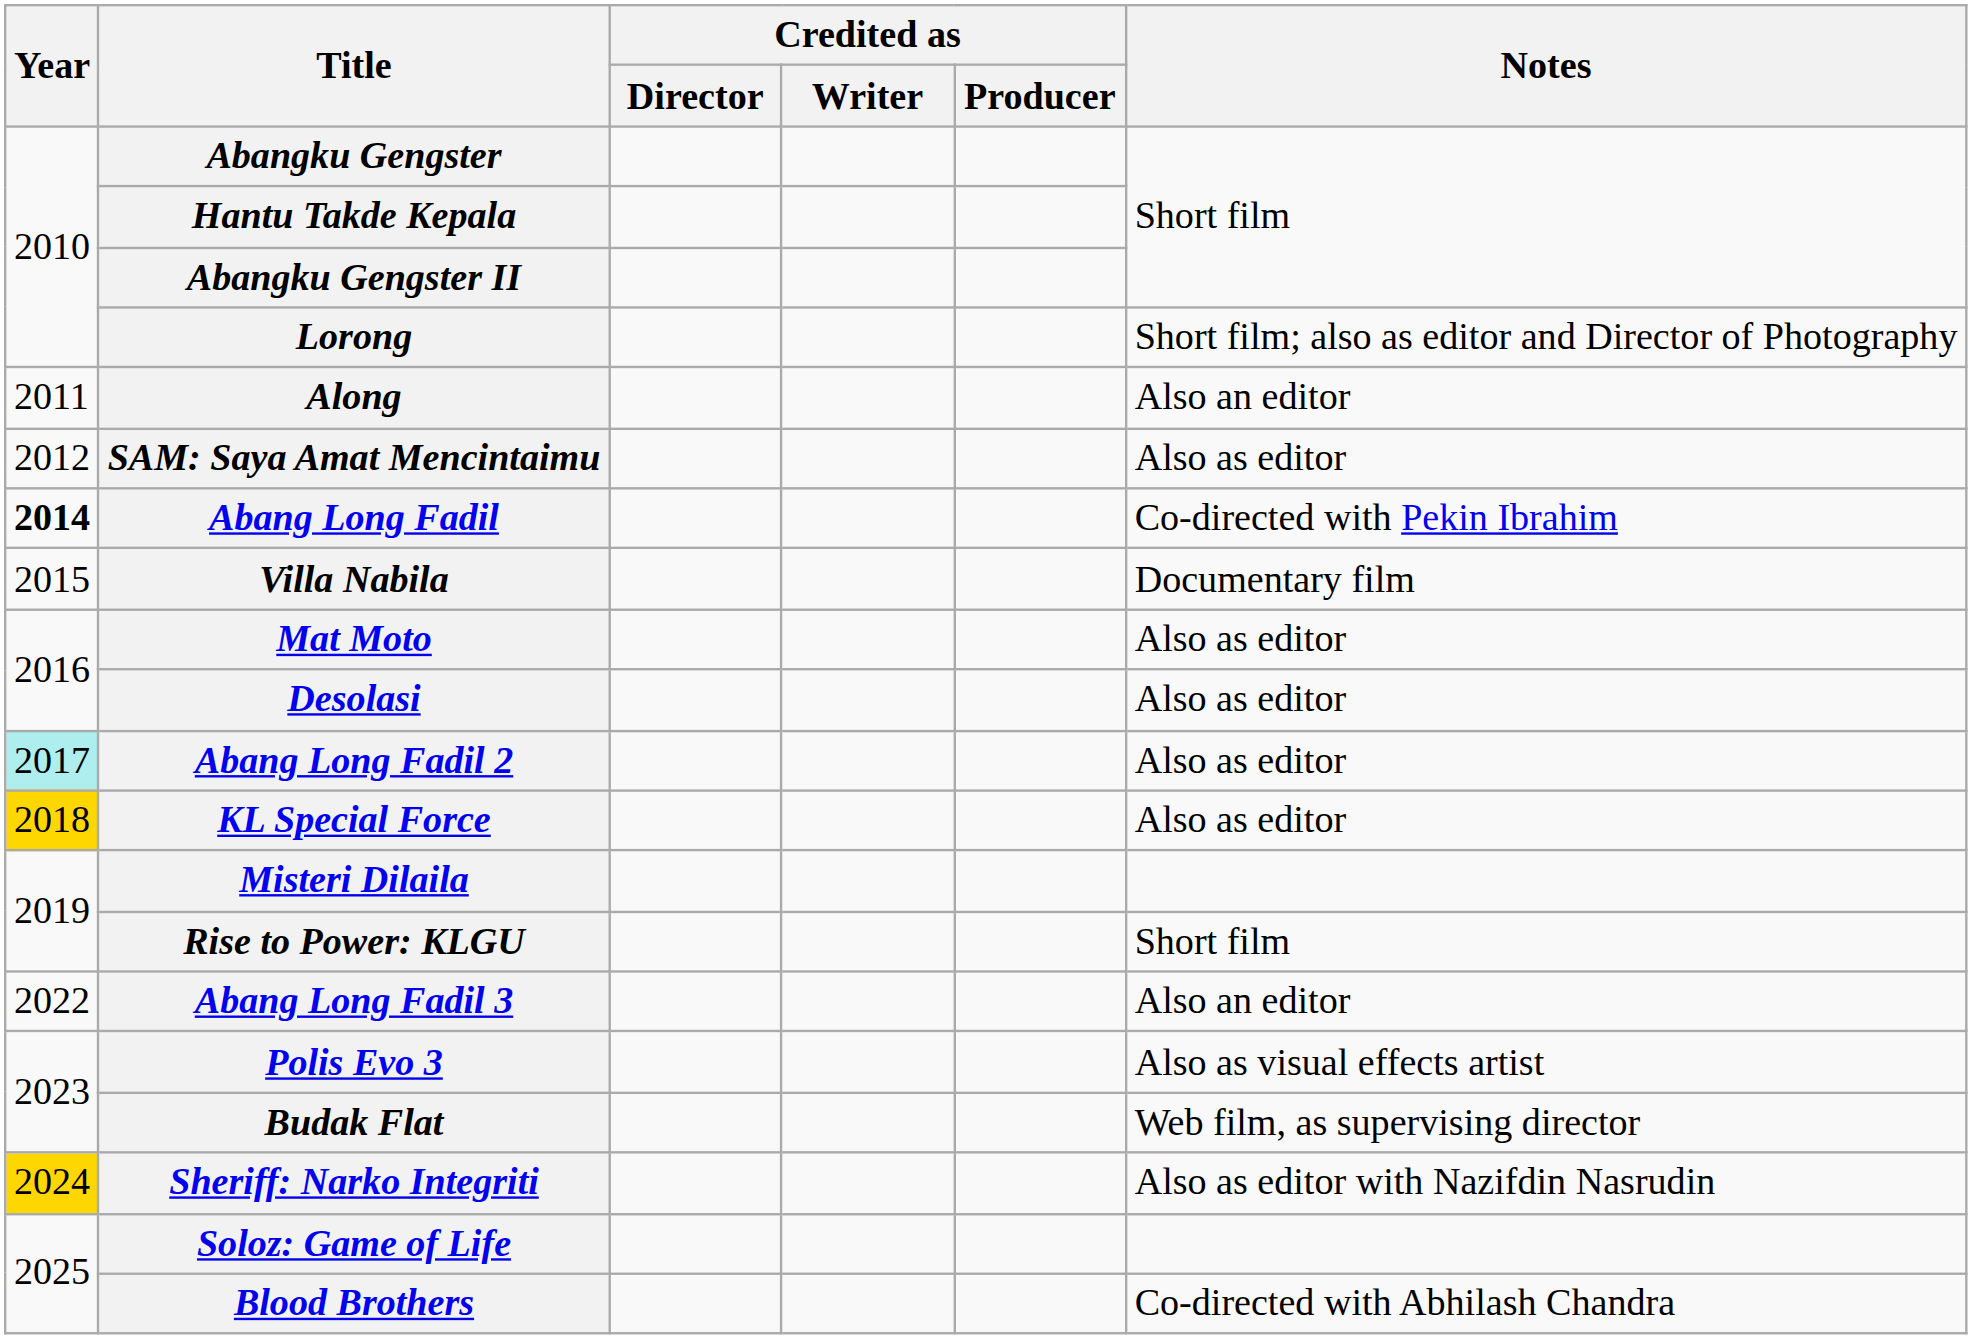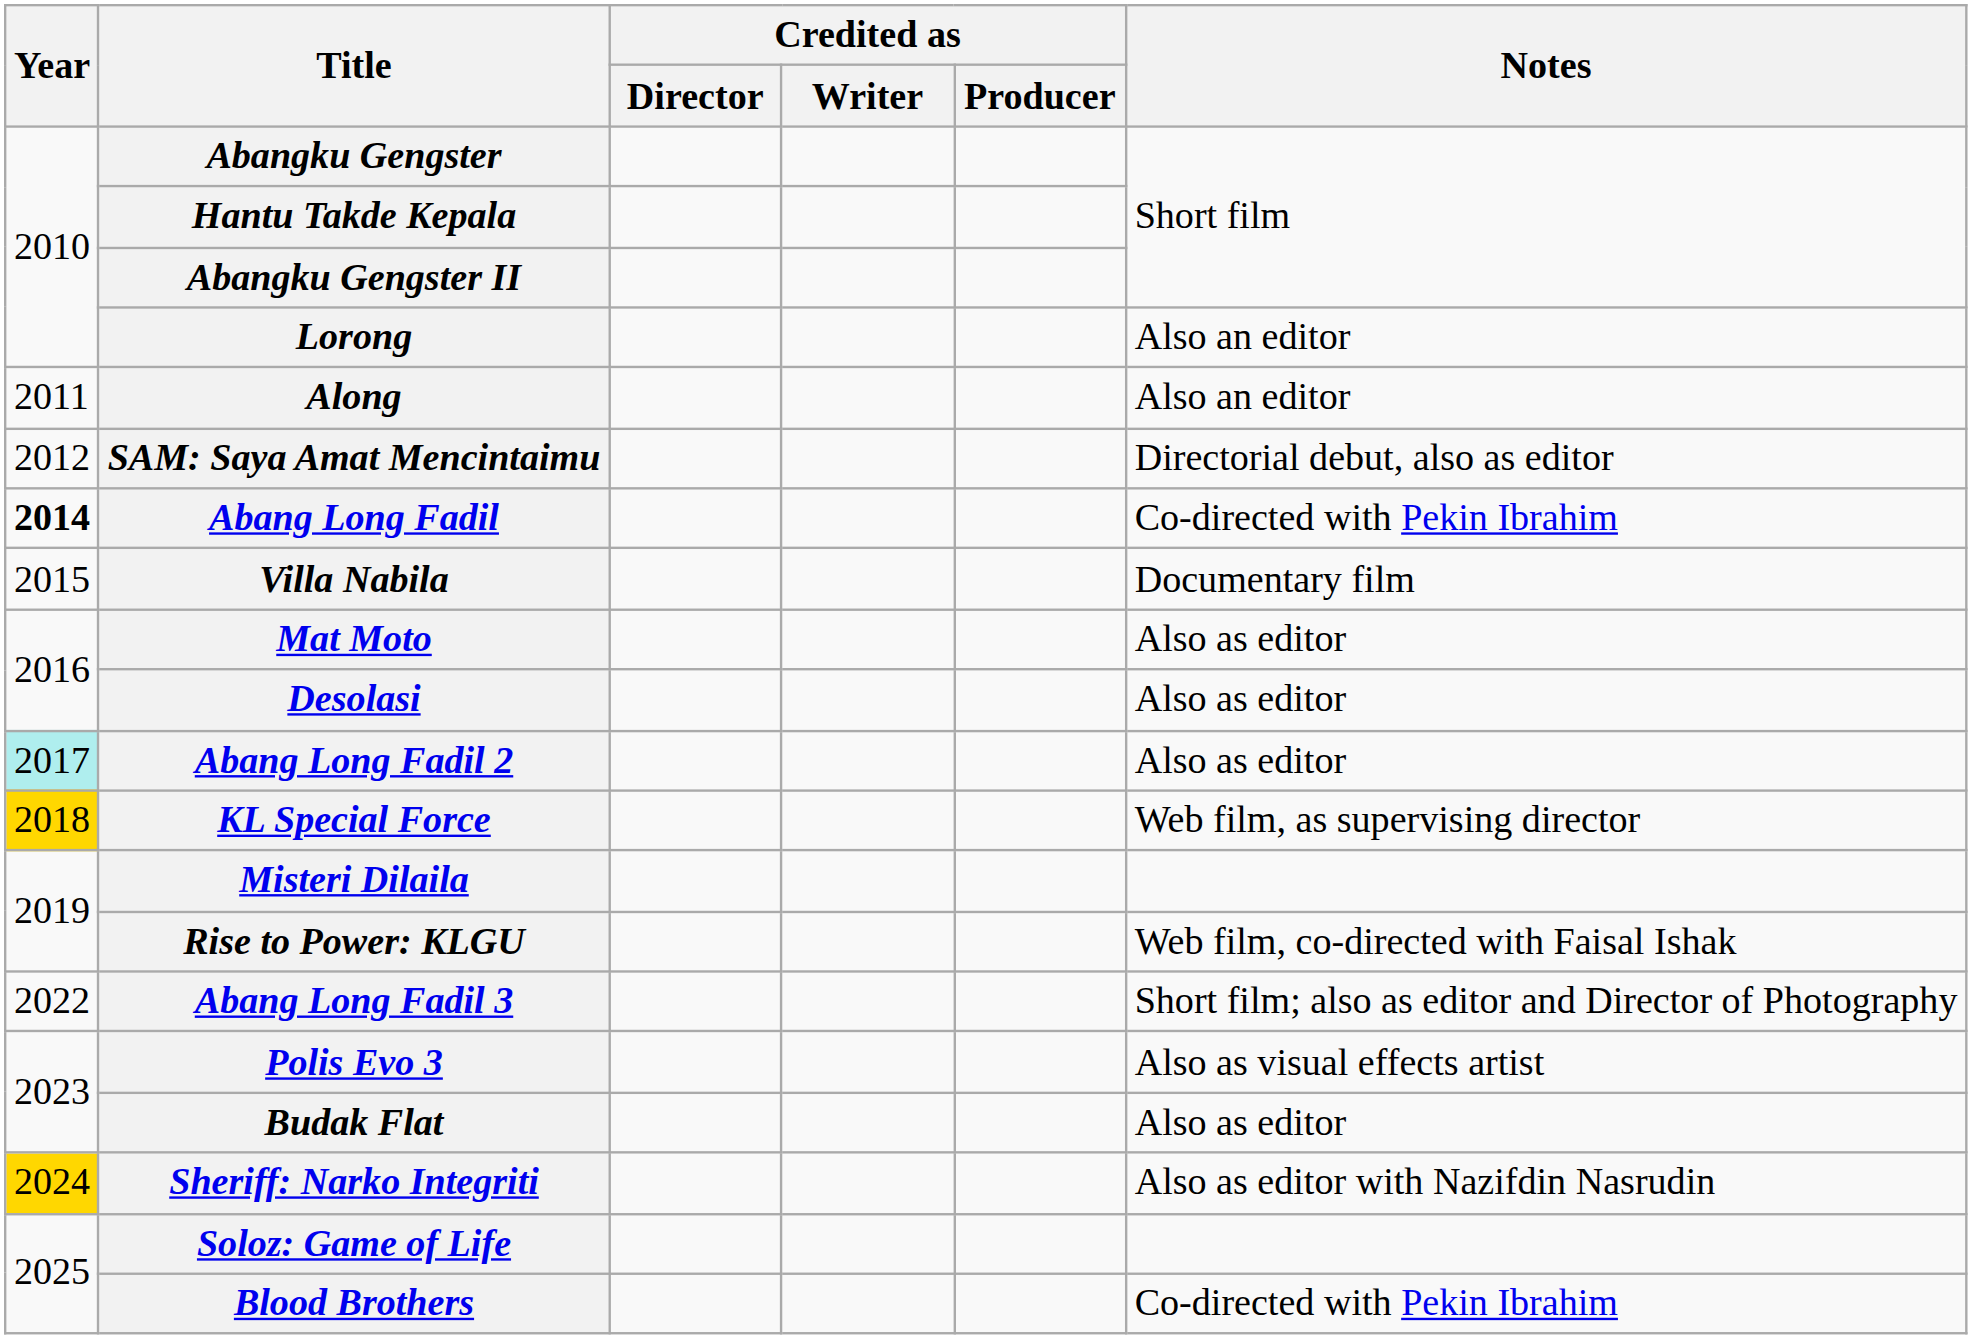(1546, 336) Short film; also as editor and Director of Photography -> (1243, 336) Also an editor
(1240, 457) Also as editor -> (1374, 457) Directorial debut, also as editor
(1240, 819) Also as editor -> (1387, 819) Web film, as supervising director
(1212, 940) Short film -> (1436, 940) Web film, co-directed with Faisal Ishak
(1243, 1000) Also an editor -> (1546, 1000) Short film; also as editor and Director of Photography
(1387, 1121) Web film, as supervising director -> (1240, 1121) Also as editor
(1405, 1302) Co-directed with Abhilash Chandra -> (1376, 1302) Co-directed with Pekin Ibrahim
